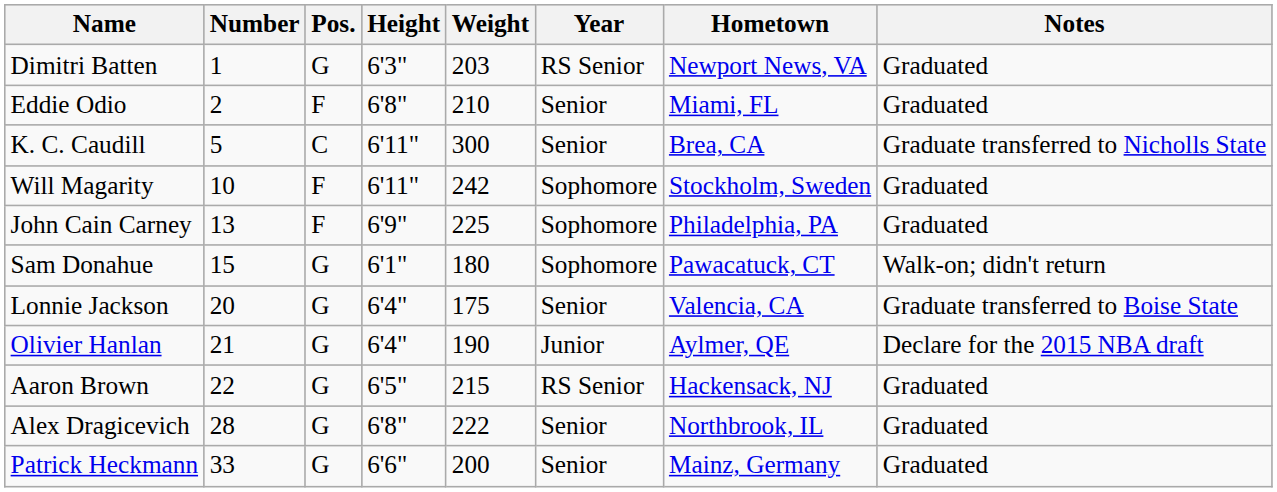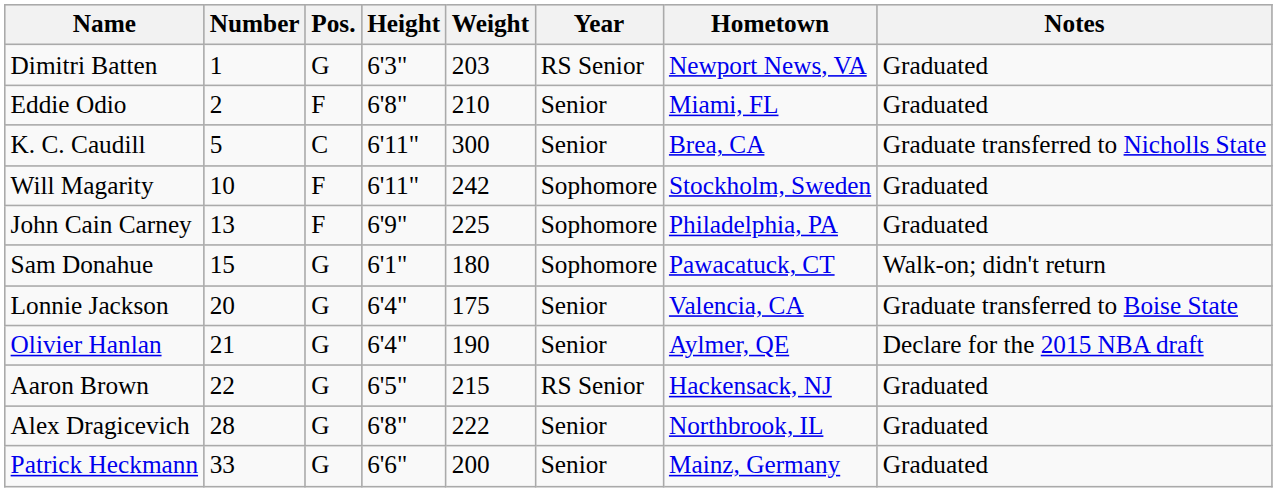(572, 345) Junior -> (574, 345) Senior
